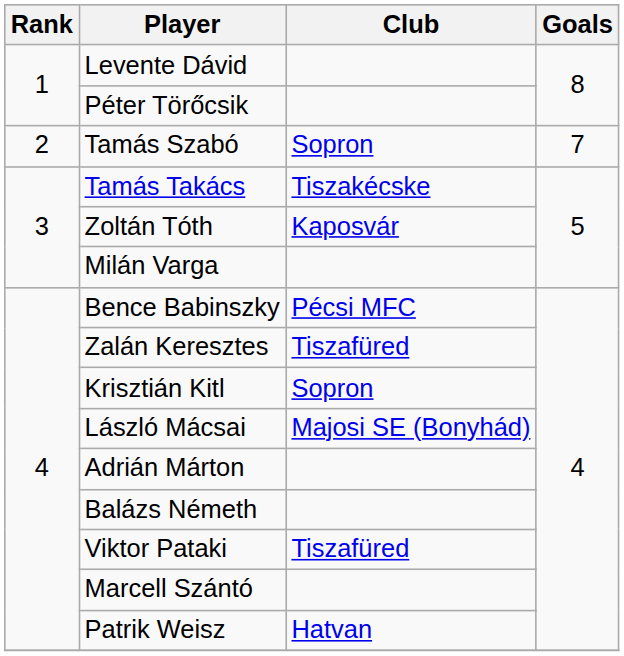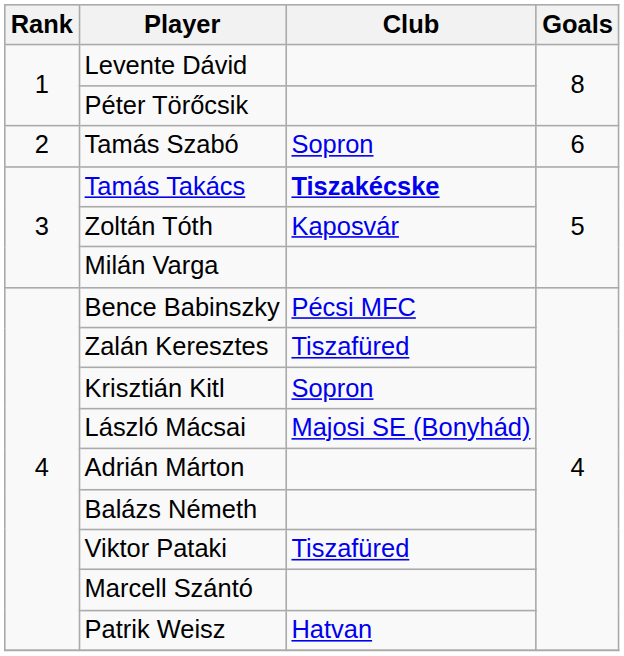(578, 145) 7 -> (578, 145) 6
(361, 186) normal -> (366, 186) bold
